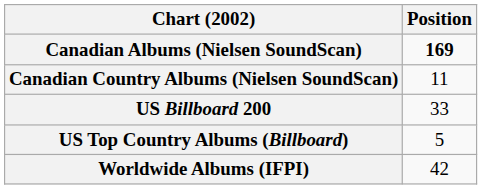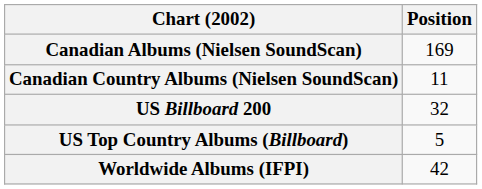(439, 49) bold -> (439, 49) normal
(439, 109) 33 -> (439, 109) 32
